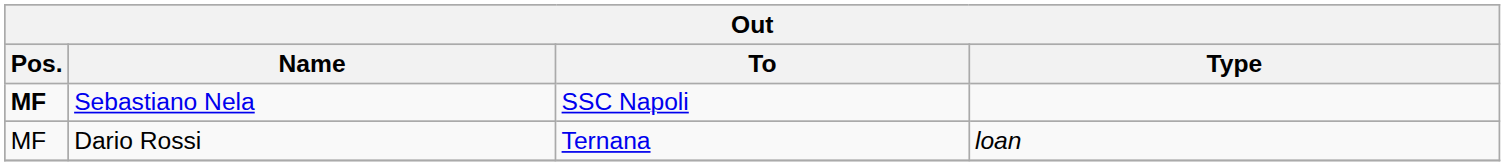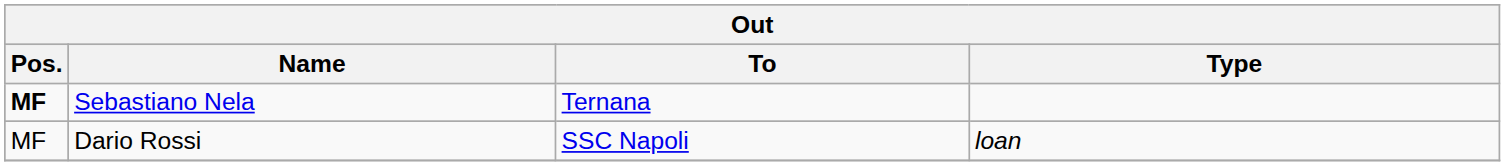(625, 103) SSC Napoli -> (606, 103) Ternana
(606, 141) Ternana -> (625, 141) SSC Napoli
